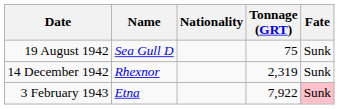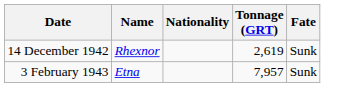- row: (66, 51)
(283, 72) 2,319 -> (269, 51) 2,619
(283, 93) 7,922 -> (269, 72) 7,957
(317, 93) pink background -> (303, 72) no background
